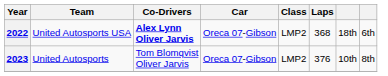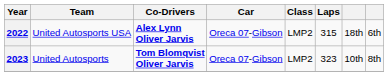(322, 33) 368 -> (329, 33) 315
(167, 59) normal -> (170, 59) bold
(322, 59) 376 -> (329, 59) 323
